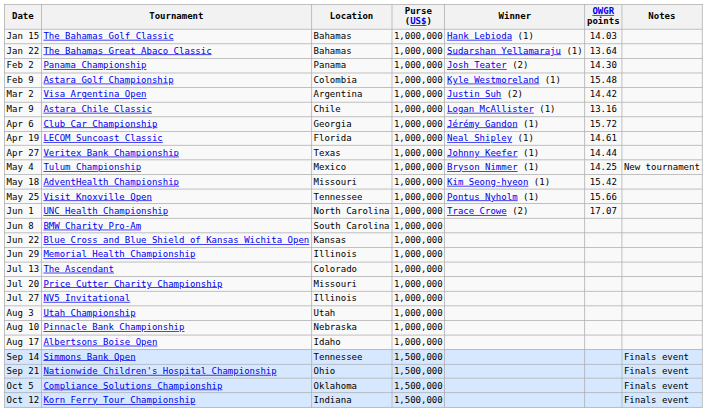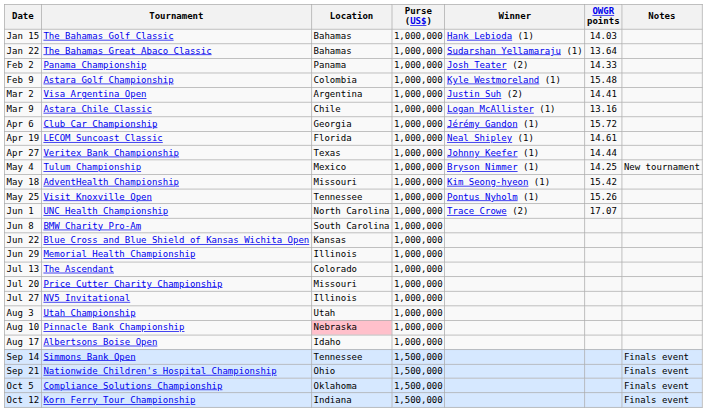(603, 66) 14.30 -> (603, 66) 14.33
(603, 95) 14.42 -> (603, 95) 14.41
(603, 197) 15.66 -> (603, 197) 15.26
(335, 328) no background -> (335, 328) pink background
